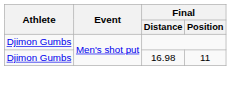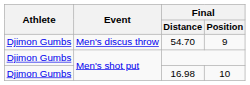+ row: (183, 43)
(205, 58) 11 -> (225, 73) 10
